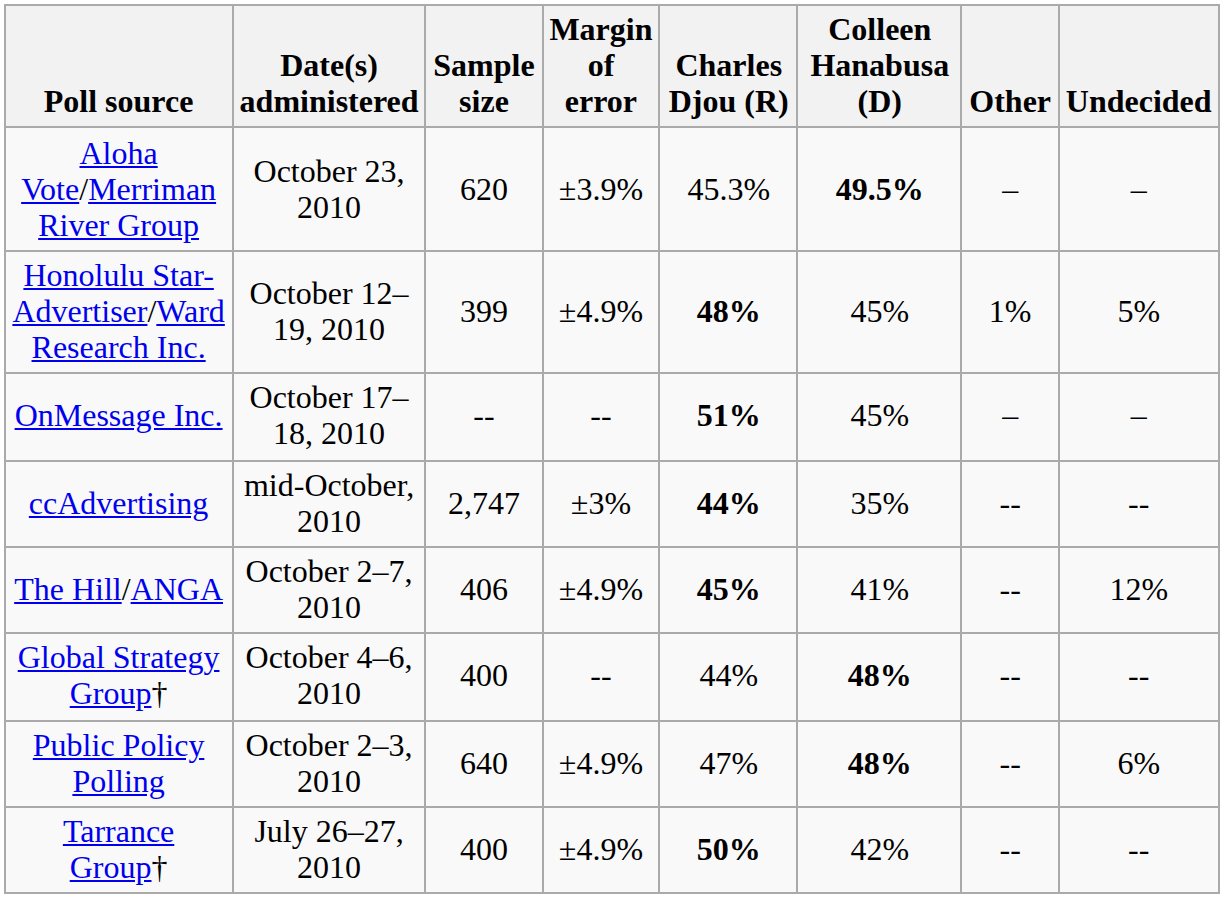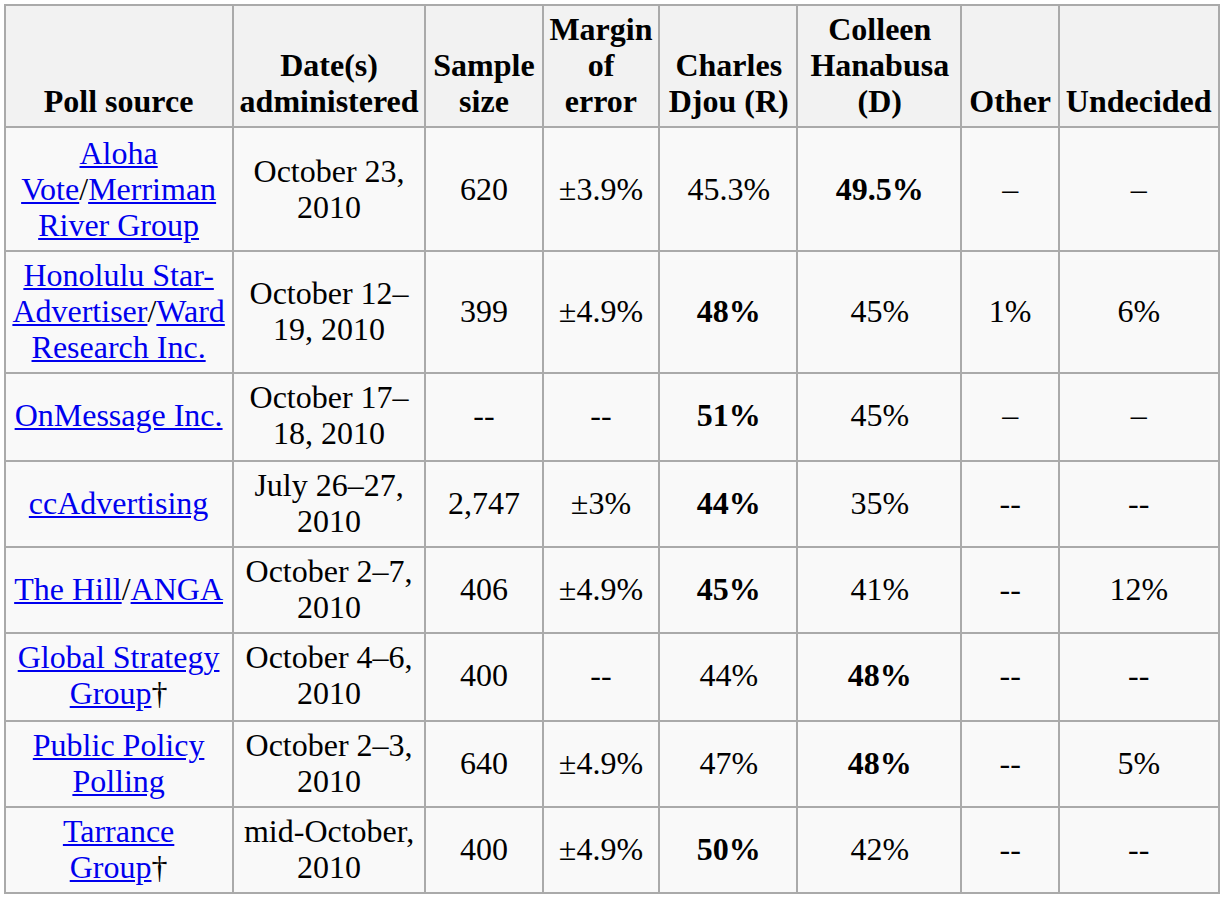(1139, 311) 5% -> (1139, 311) 6%
(329, 502) mid-October, 2010 -> (329, 502) July 26–27, 2010
(1139, 763) 6% -> (1139, 763) 5%
(329, 849) July 26–27, 2010 -> (329, 849) mid-October, 2010
